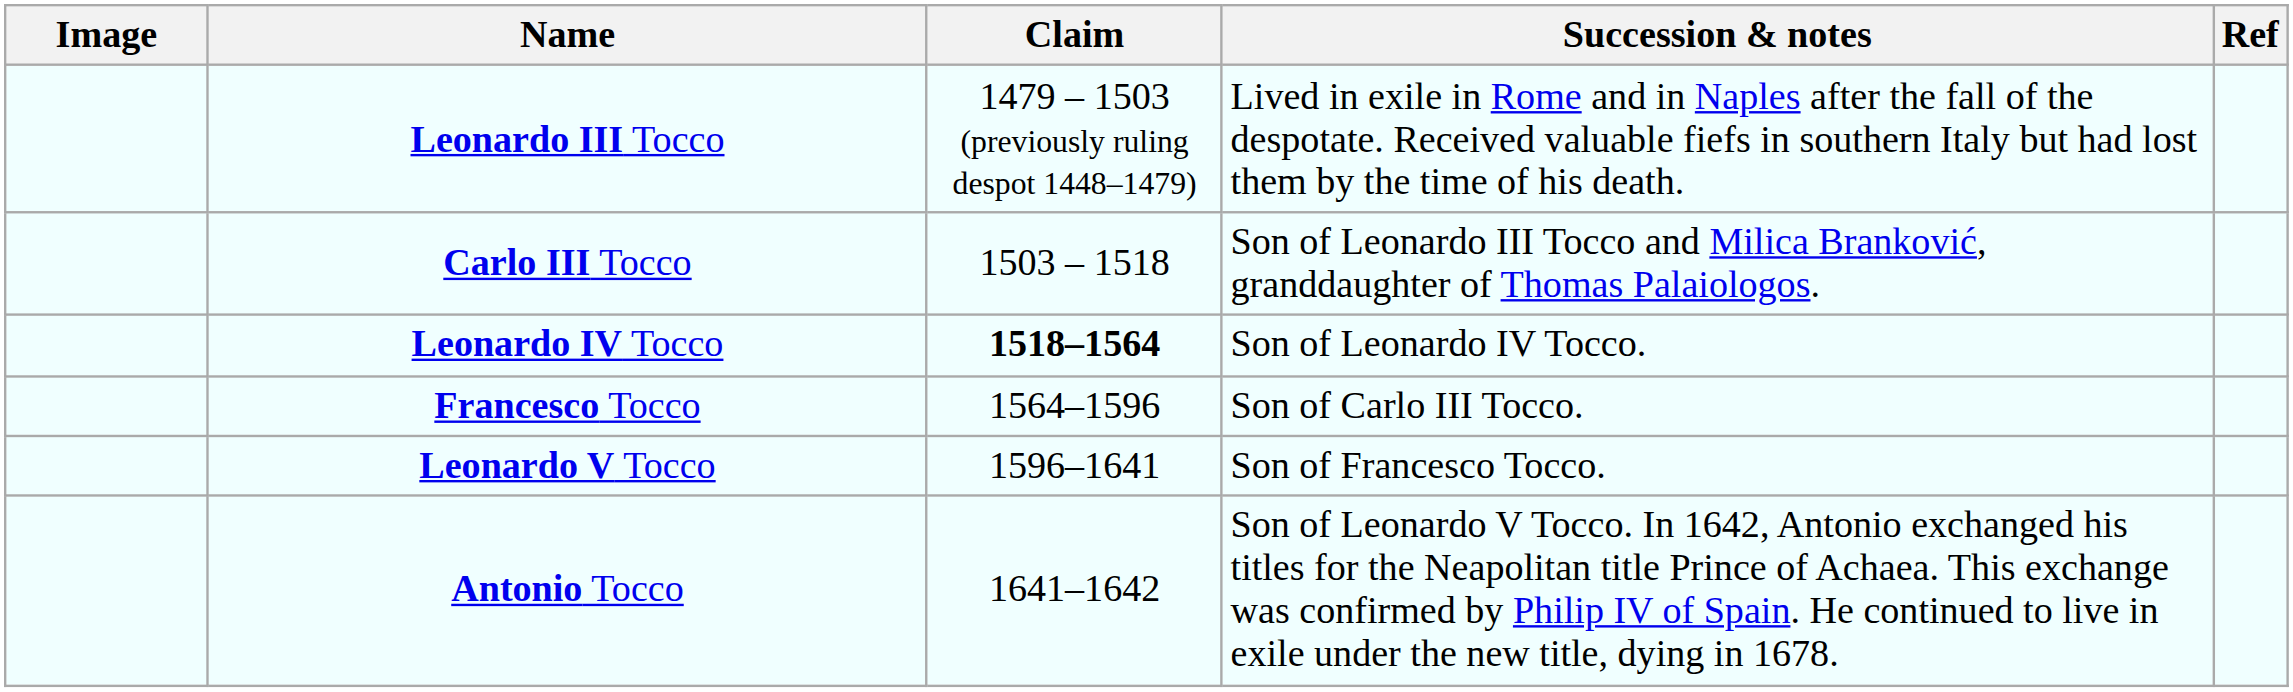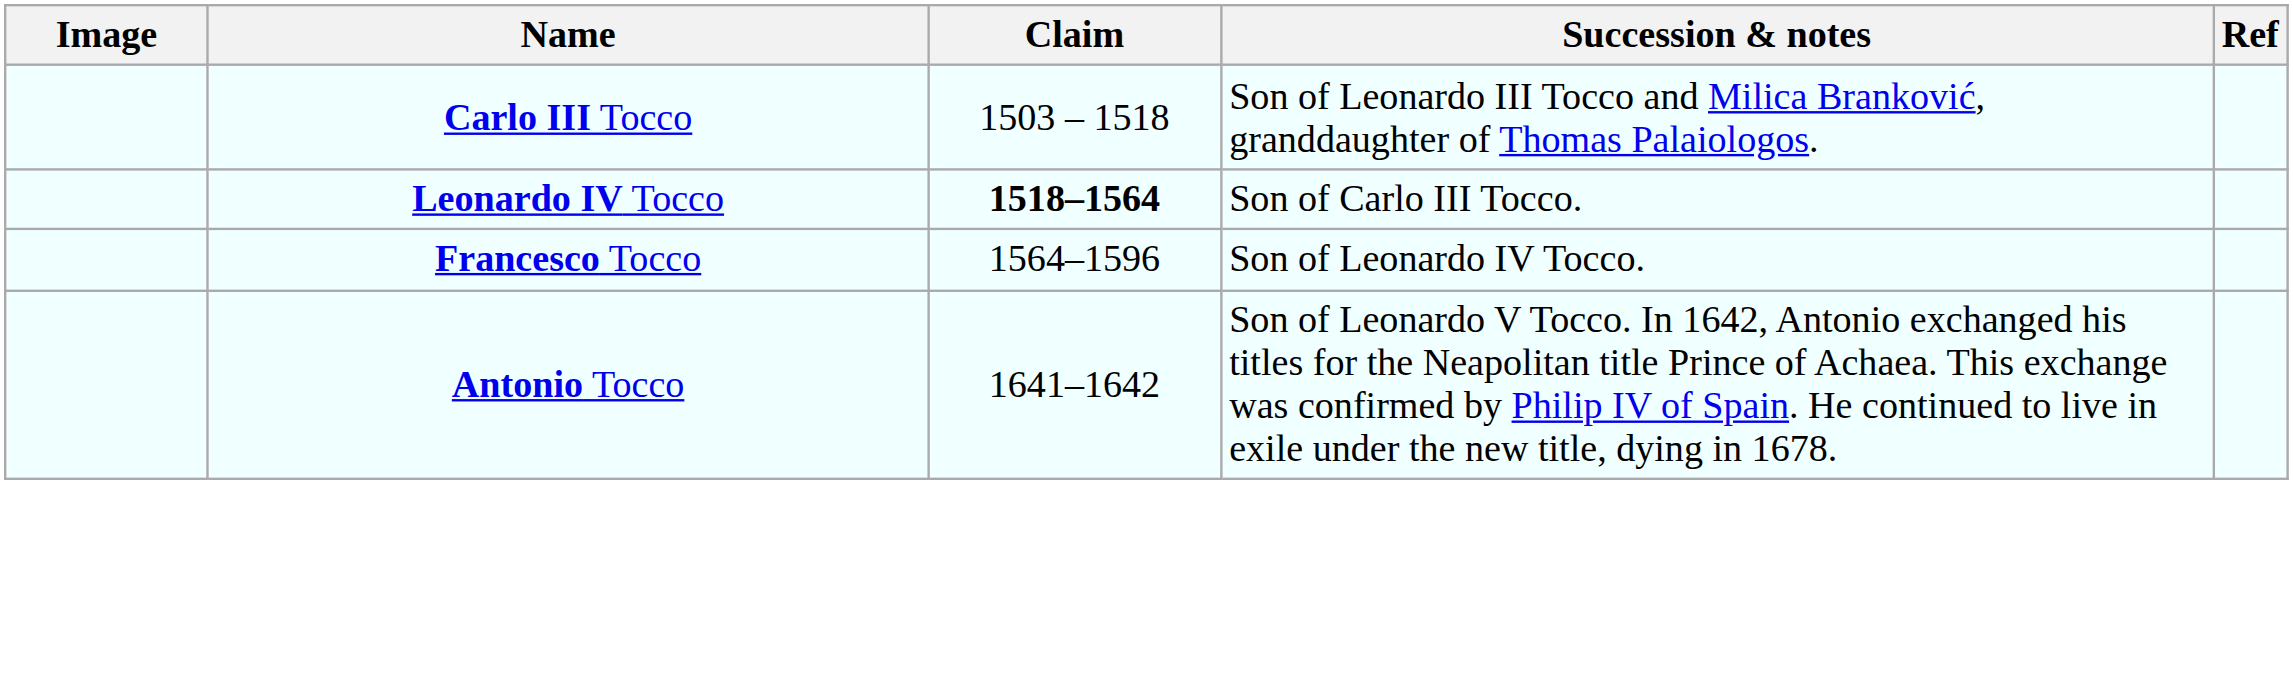- row: (568, 137)
(1438, 344) Son of Leonardo IV Tocco. -> (1406, 198) Son of Carlo III Tocco.
(1407, 404) Son of Carlo III Tocco. -> (1437, 258) Son of Leonardo IV Tocco.
- row: (567, 465)
